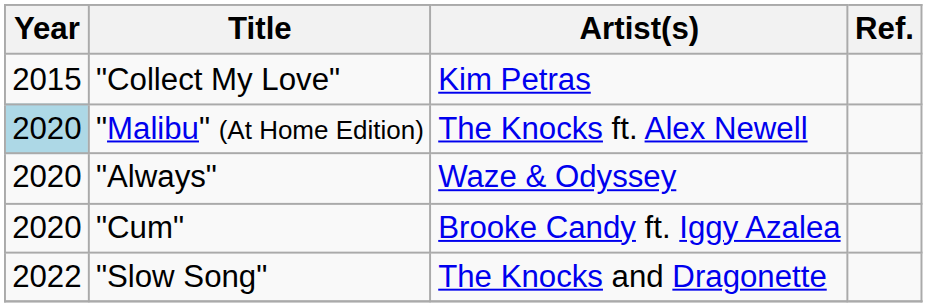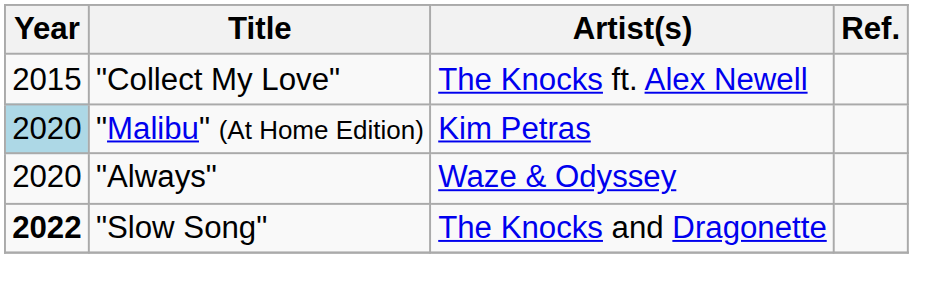(515, 78) Kim Petras -> (623, 78) The Knocks ft. Alex Newell
(623, 128) The Knocks ft. Alex Newell -> (515, 128) Kim Petras
- row: (140, 227)
(47, 276) normal -> (47, 227) bold
